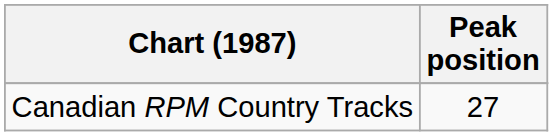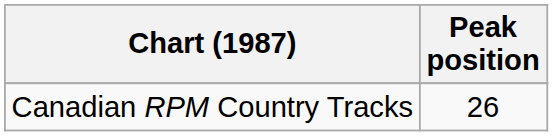(483, 106) 27 -> (483, 106) 26
